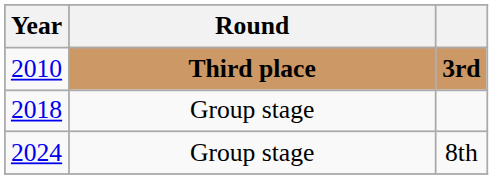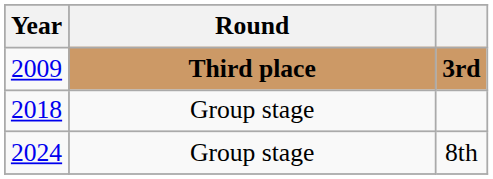(37, 68) 2010 -> (37, 68) 2009
